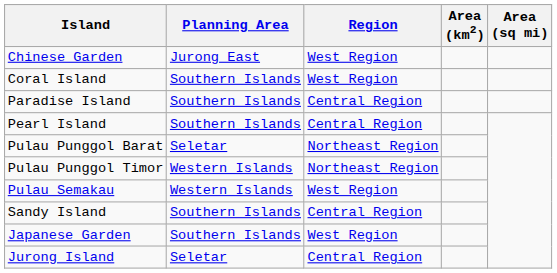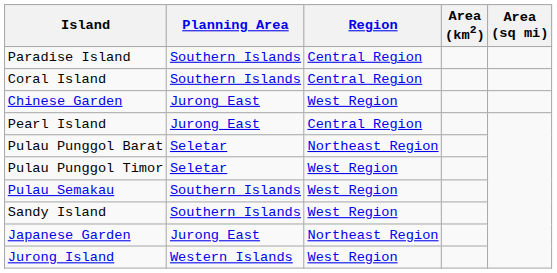rows swapped: (65, 57) <-> (69, 102)
(353, 79) West Region -> (365, 79) Central Region
(235, 124) Southern Islands -> (215, 124) Jurong East
(231, 168) Western Islands -> (199, 168) Seletar
(373, 168) Northeast Region -> (353, 168) West Region
(231, 191) Western Islands -> (235, 191) Southern Islands
(365, 213) Central Region -> (353, 213) West Region
(235, 235) Southern Islands -> (215, 235) Jurong East
(353, 235) West Region -> (373, 235) Northeast Region
(199, 257) Seletar -> (231, 257) Western Islands
(365, 257) Central Region -> (353, 257) West Region
